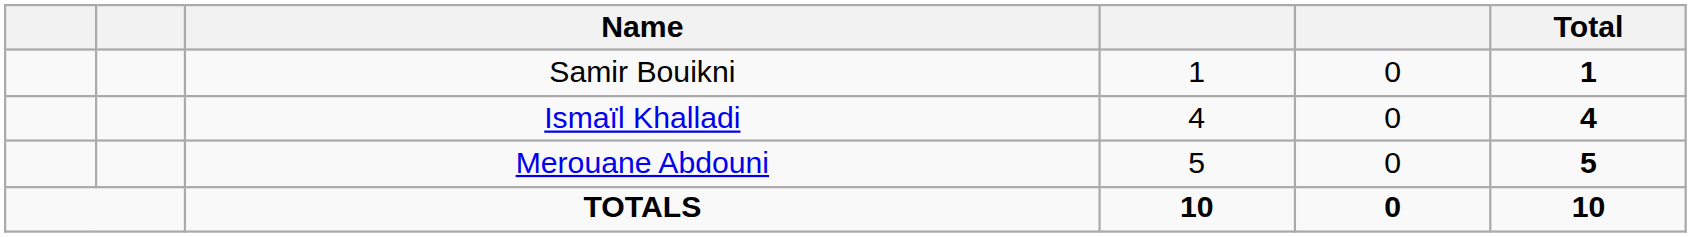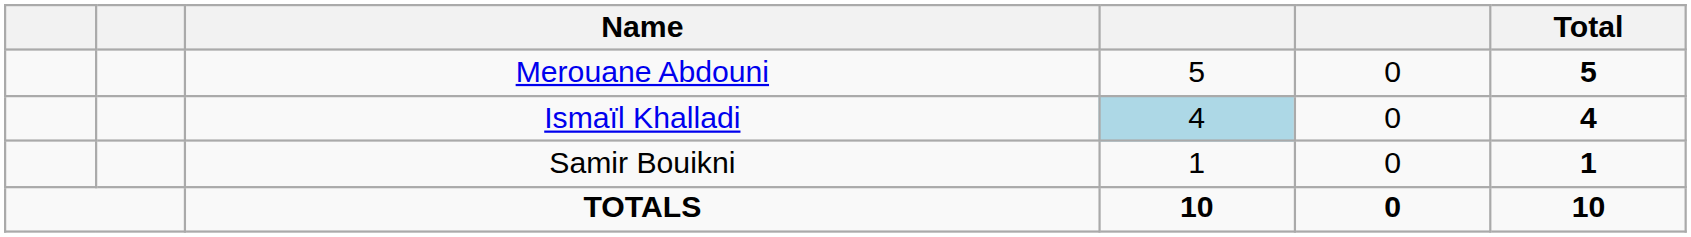rows swapped: (642, 162) <-> (642, 72)
(1197, 117) no background -> (1197, 117) lightblue background
